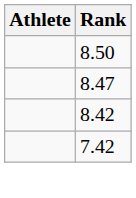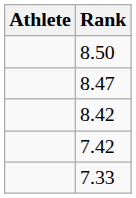+ row: (97, 177)
